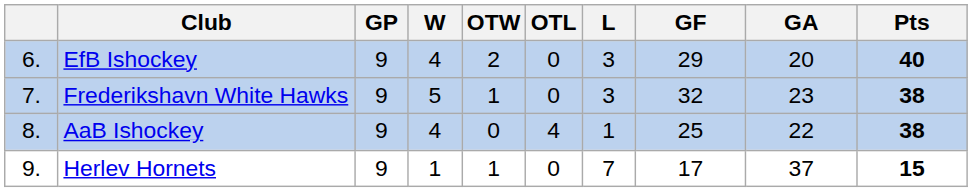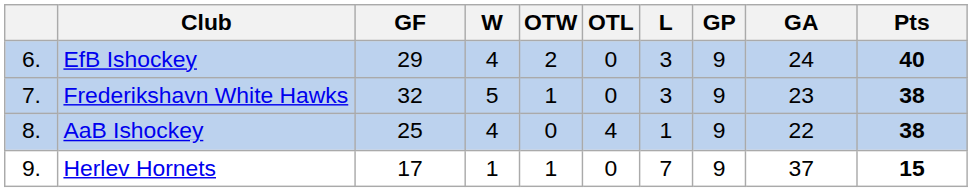columns swapped: (381, 22) <-> (691, 22)
(801, 58) 20 -> (801, 58) 24
